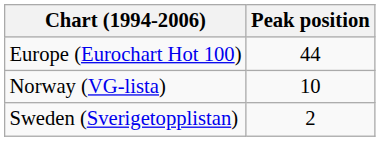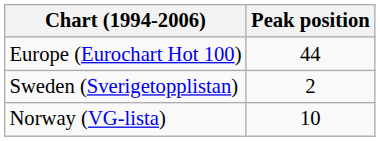rows swapped: (88, 86) <-> (124, 119)
